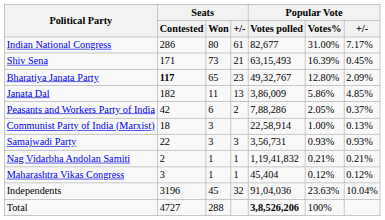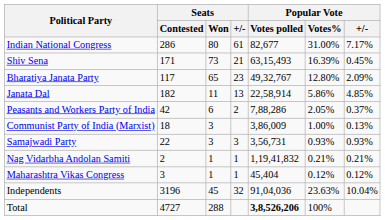(167, 77) bold -> (167, 77) normal
(268, 93) 3,86,009 -> (271, 93) 22,58,914
(271, 126) 22,58,914 -> (268, 126) 3,86,009
